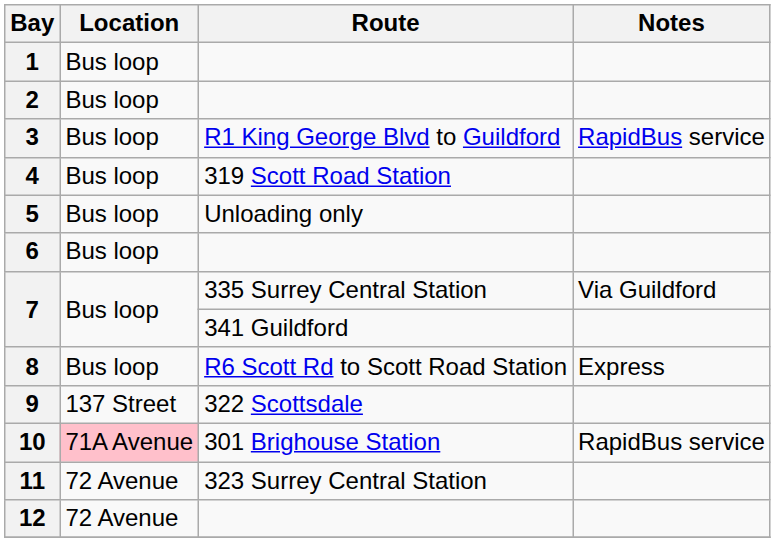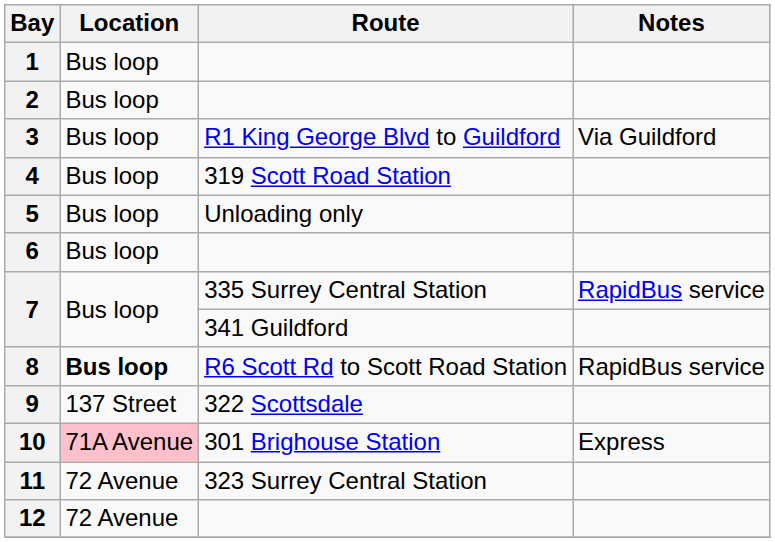(671, 137) RapidBus service -> (647, 137) Via Guildford
(647, 289) Via Guildford -> (671, 289) RapidBus service
(112, 366) normal -> (117, 366) bold
(621, 366) Express -> (671, 366) RapidBus service
(671, 442) RapidBus service -> (621, 442) Express
